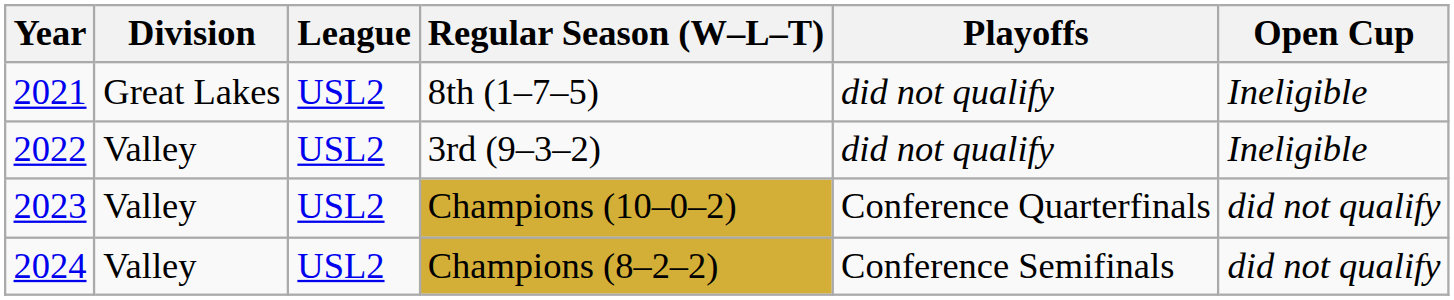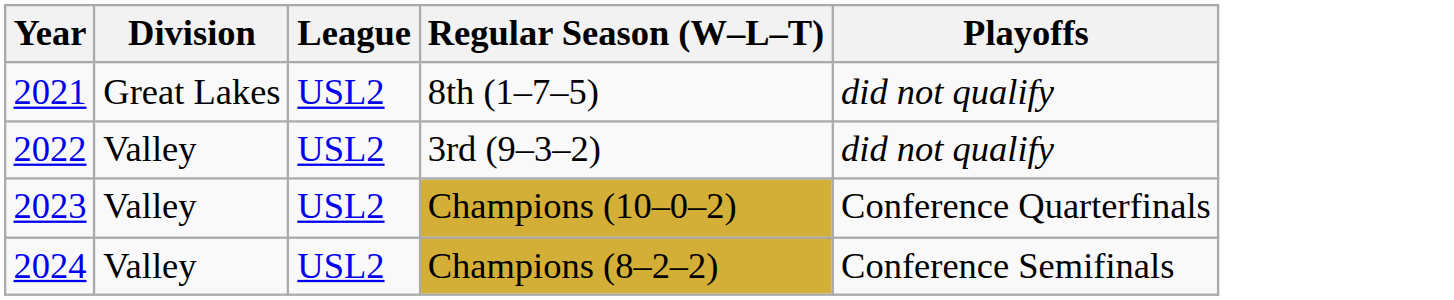- column: (1334, 33)
